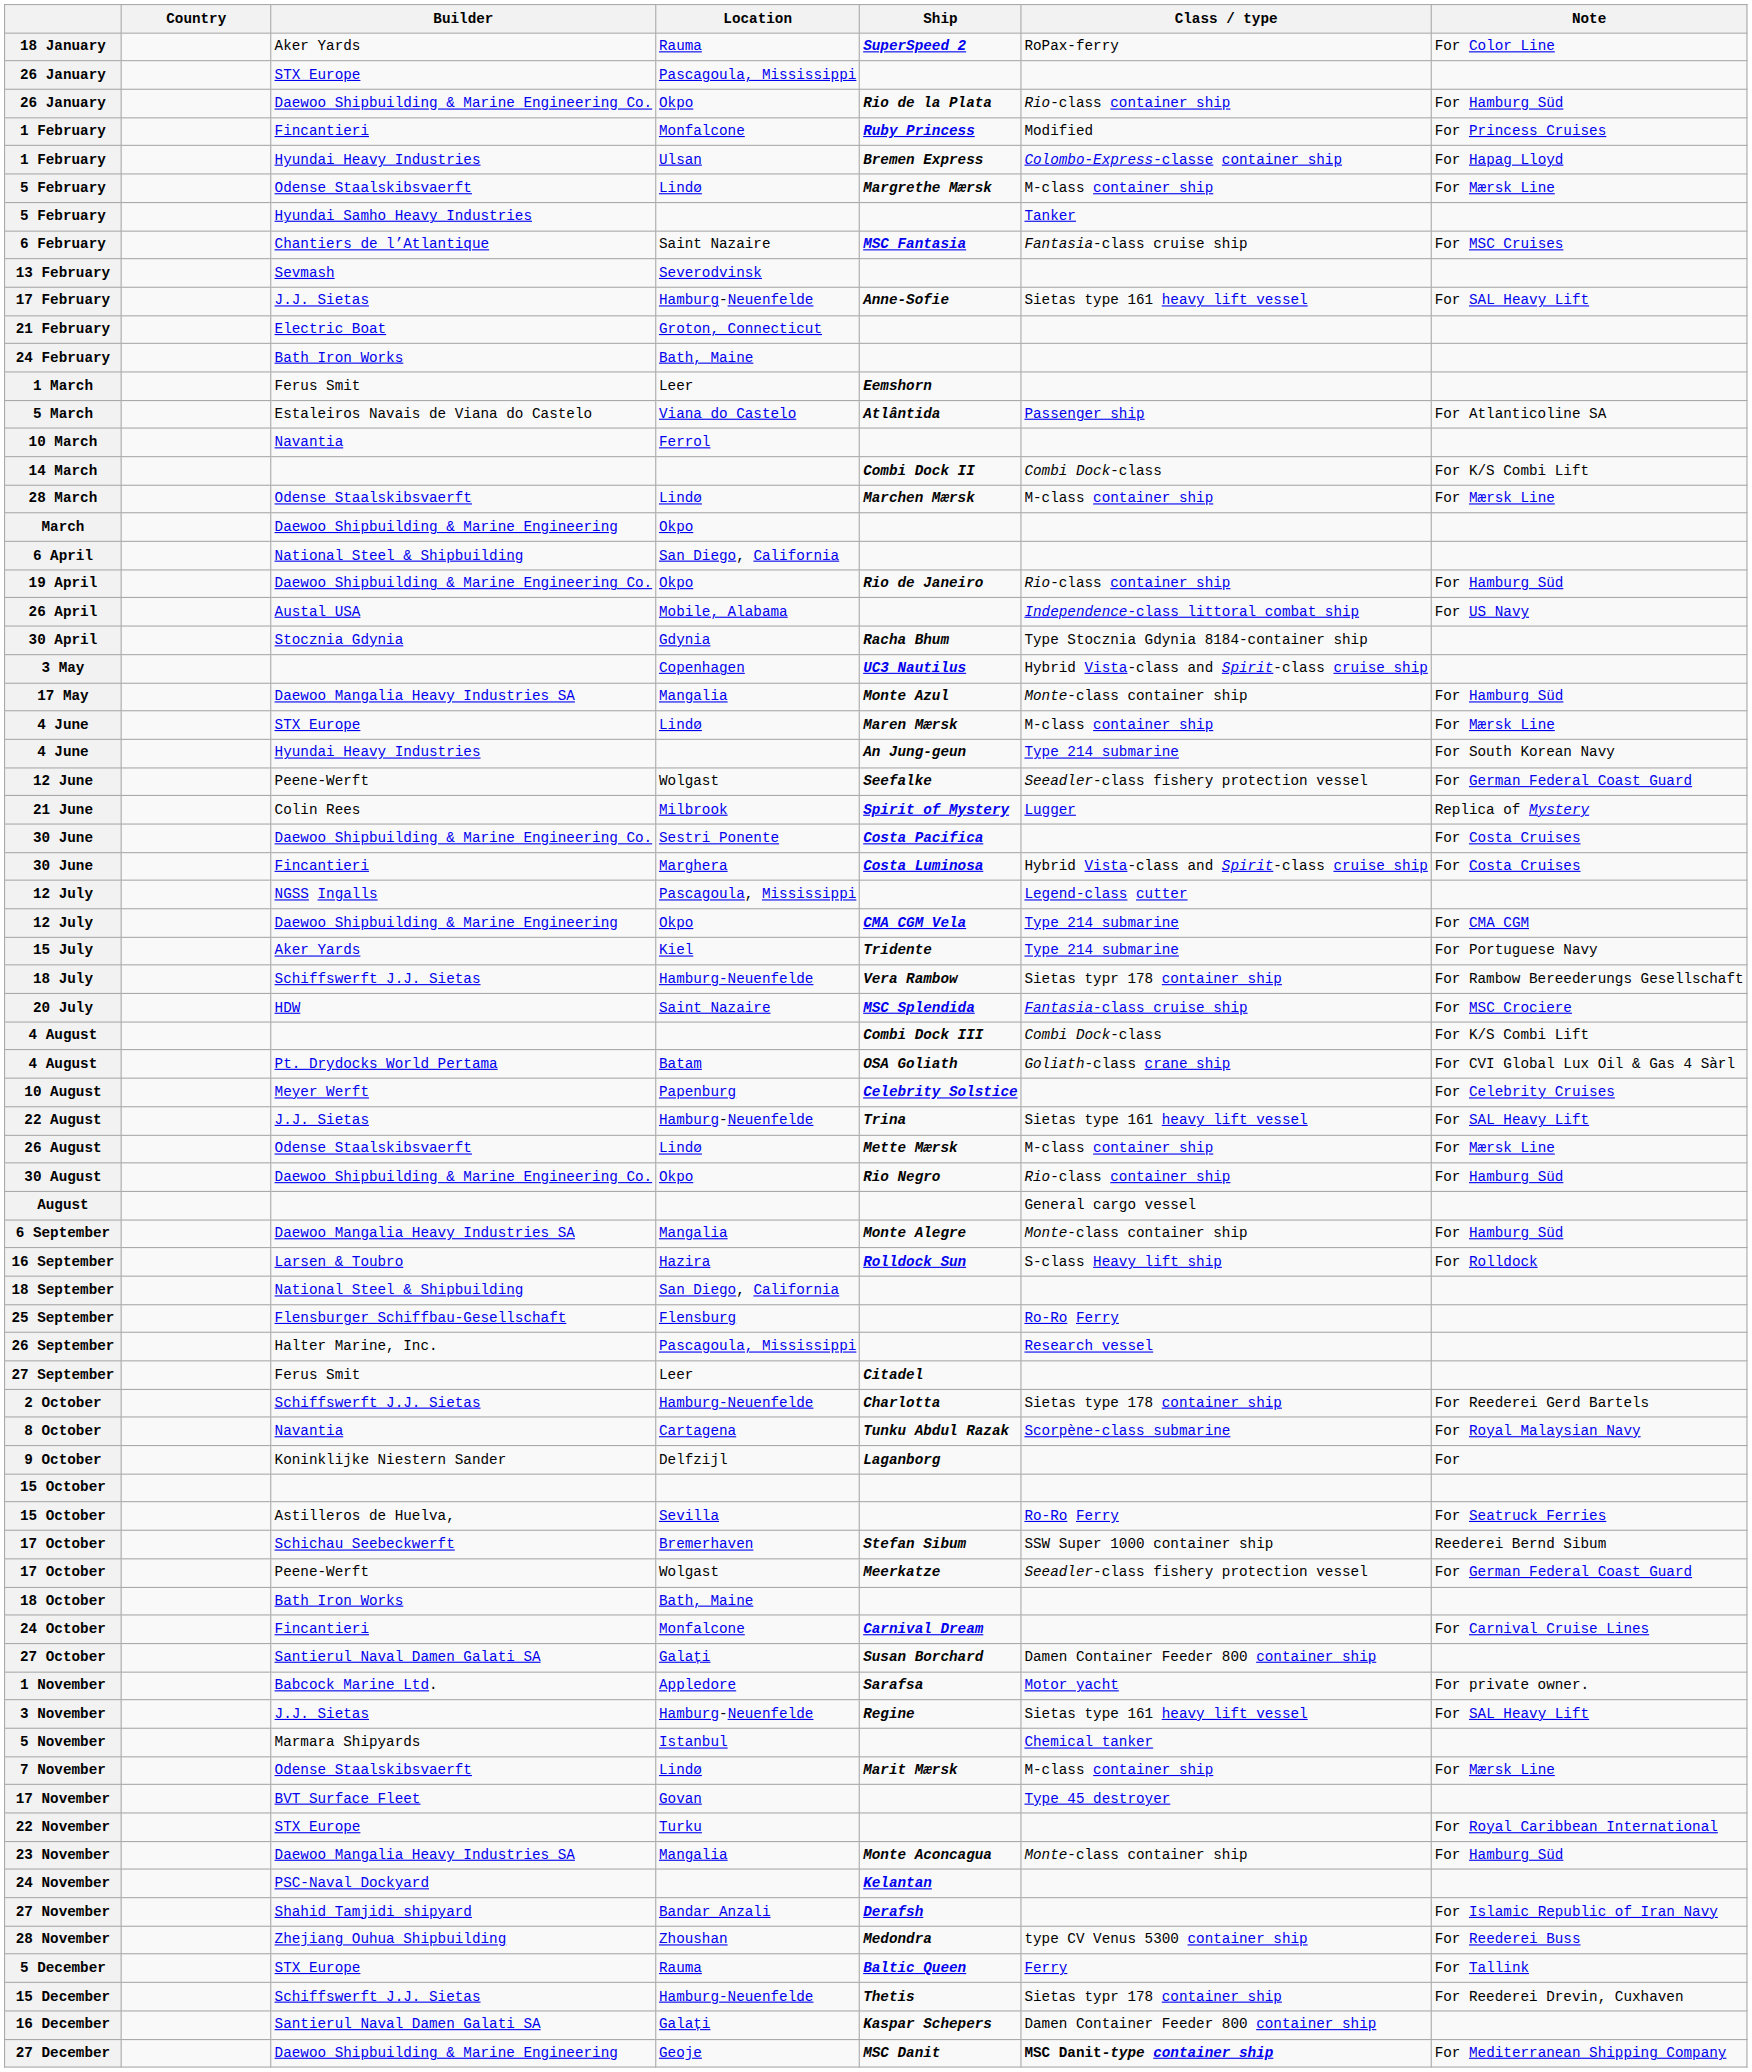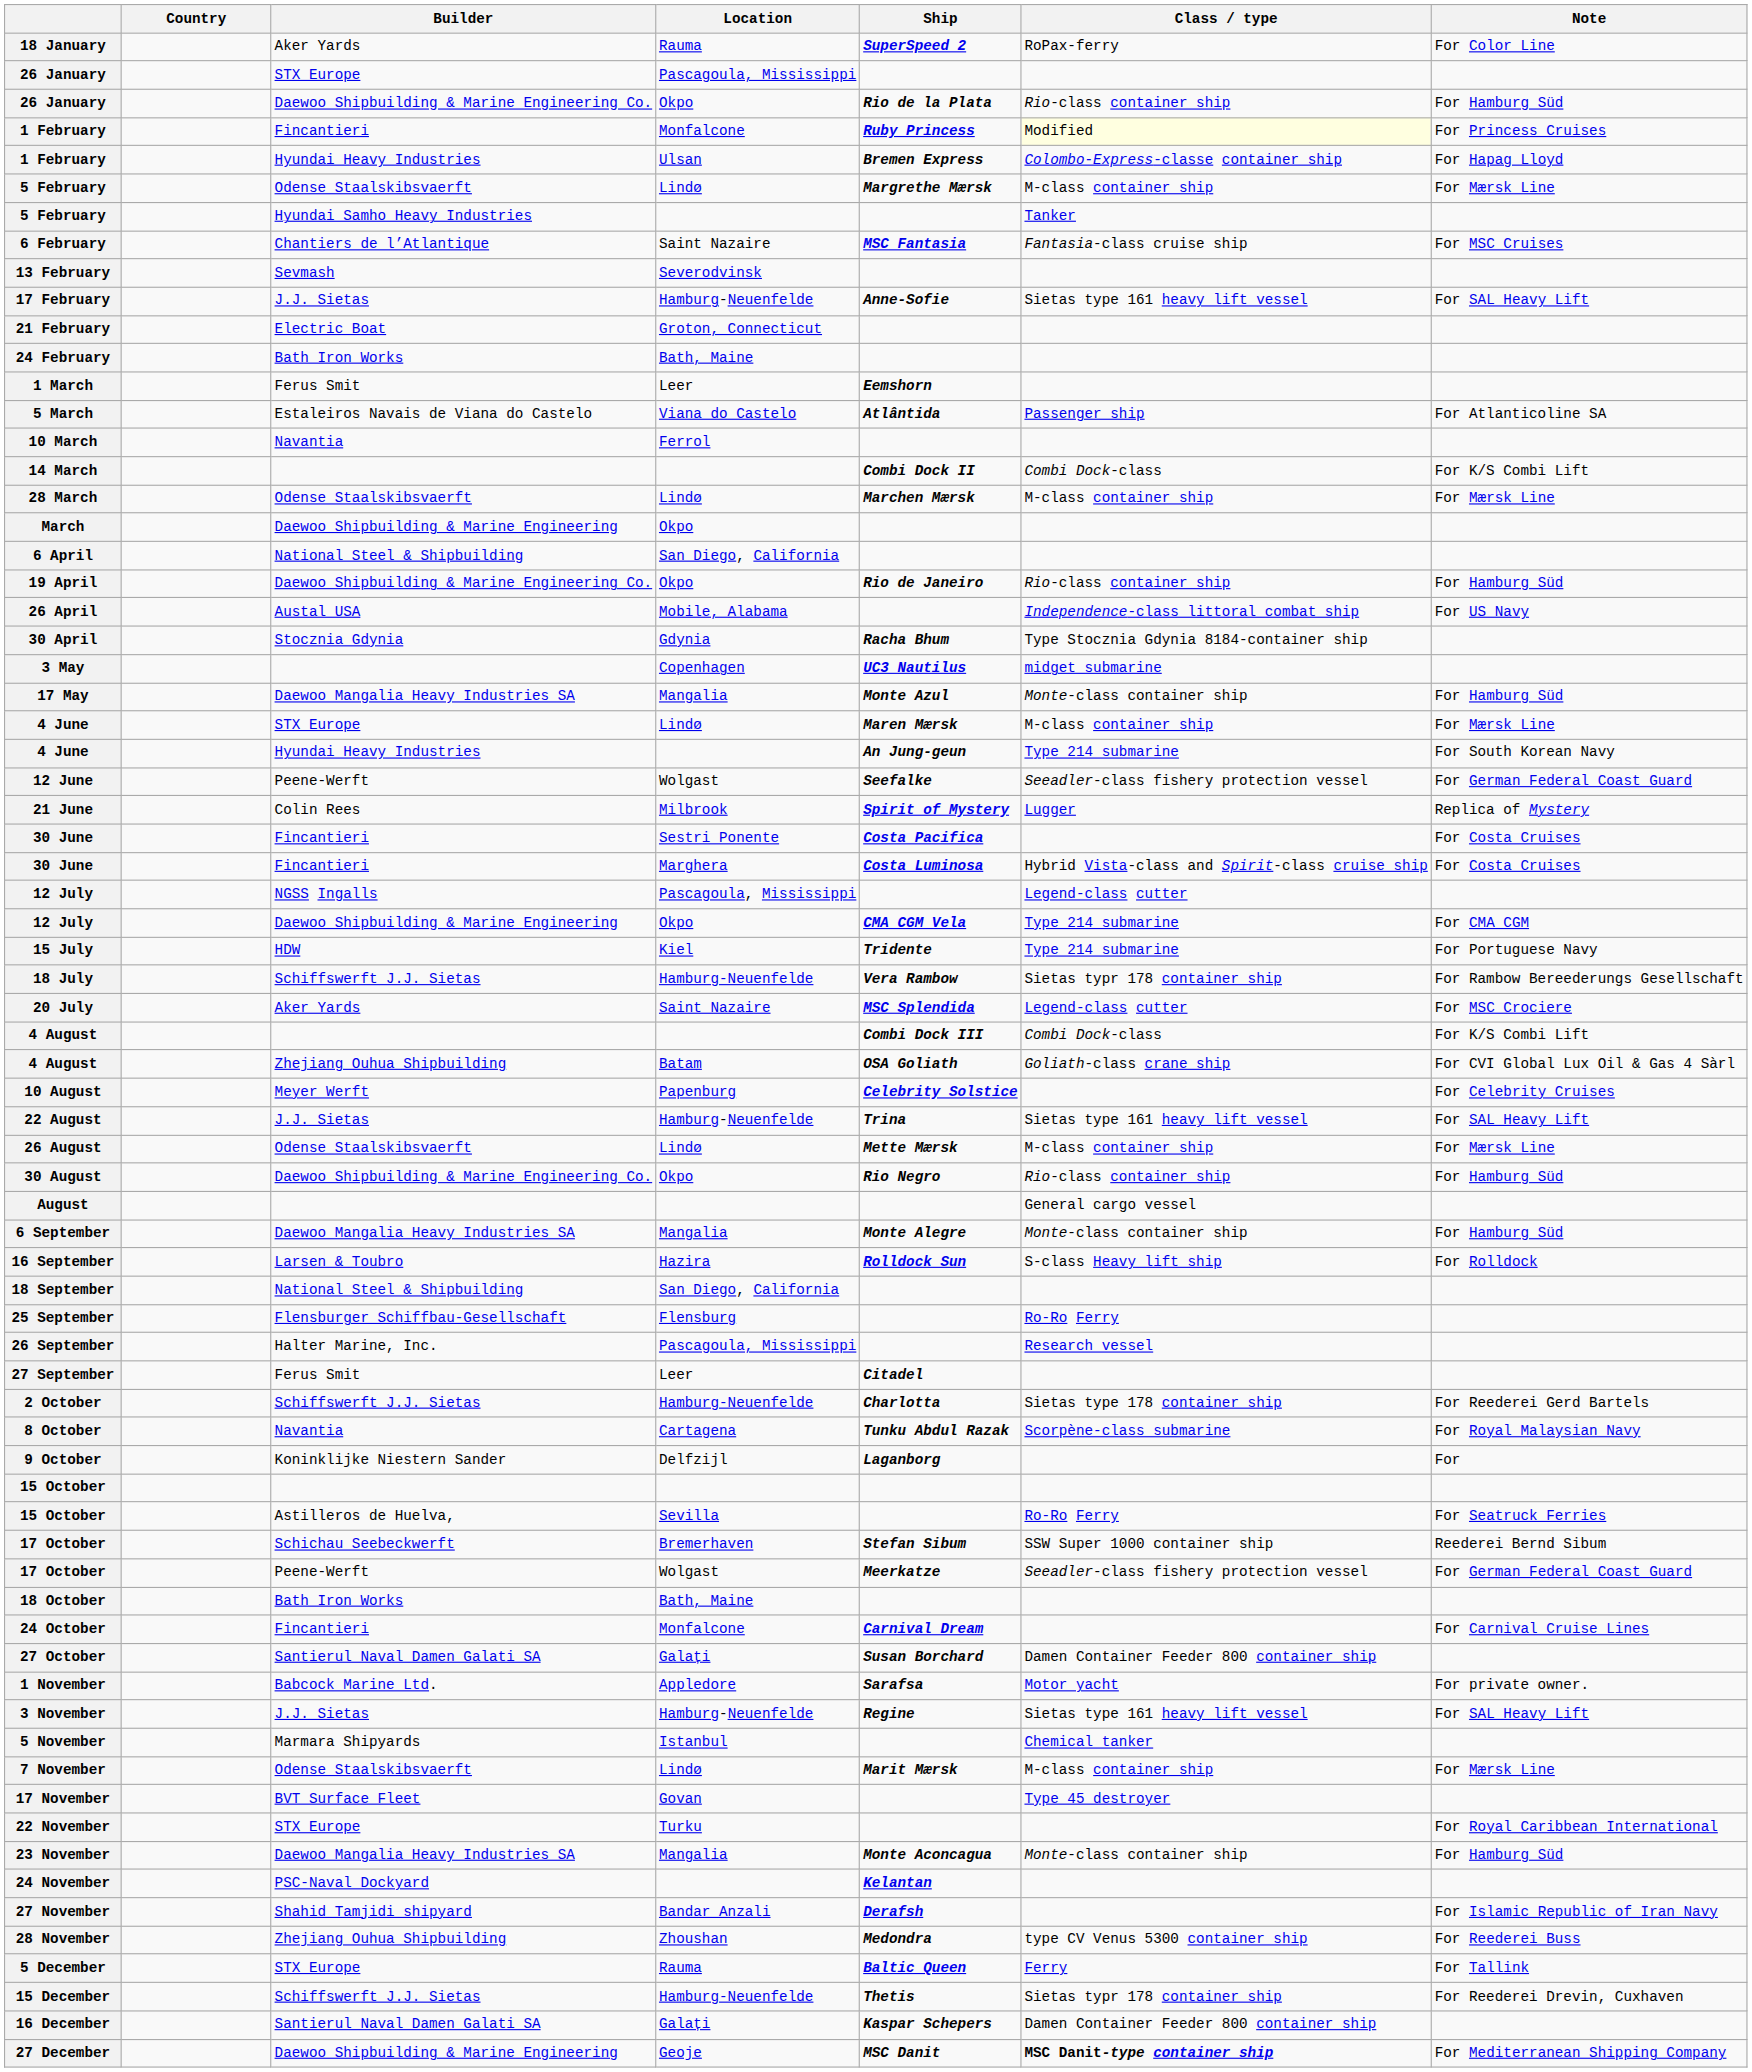(1059, 131) no background -> (1059, 131) lightyellow background
(1226, 668) Hybrid Vista-class and Spirit-class cruise ship -> (1093, 668) midget submarine
(463, 838) Daewoo Shipbuilding & Marine Engineering Co. -> (322, 838) Fincantieri
(317, 951) Aker Yards -> (287, 951) HDW
(287, 1007) HDW -> (317, 1007) Aker Yards
(1136, 1007) Fantasia-class cruise ship -> (1106, 1007) Legend-class cutter
(386, 1064) Pt. Drydocks World Pertama -> (390, 1064) Zhejiang Ouhua Shipbuilding
